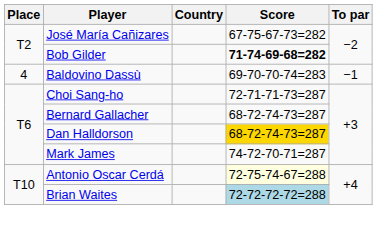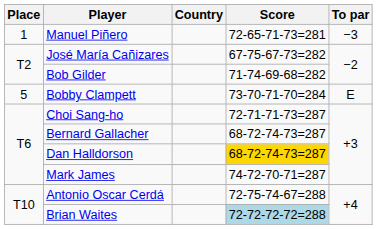+ row: (87, 35)
(277, 55) bold -> (277, 75) normal
- row: (93, 75)
+ row: (91, 94)
(277, 174) lightyellow background -> (277, 194) no background
